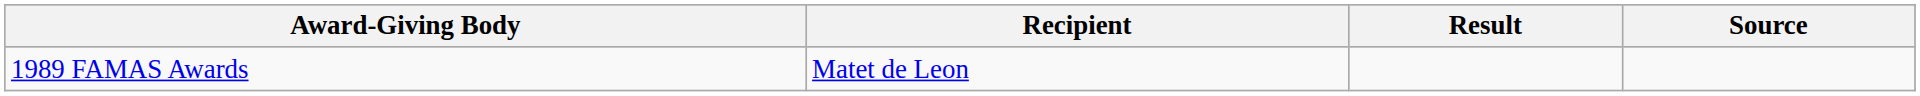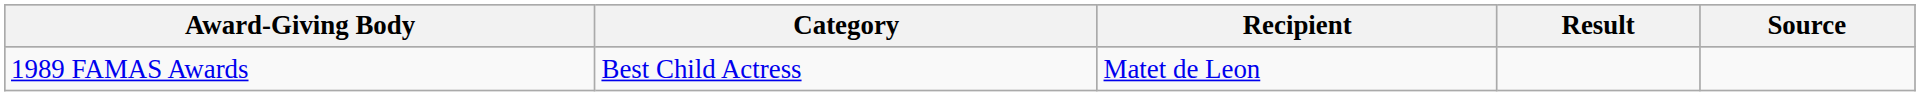+ column: (846, 25)
